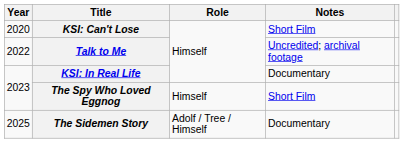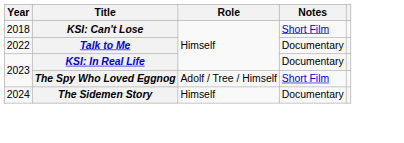(18, 29) 2020 -> (18, 29) 2018
(314, 51) Uncredited; archival footage -> (313, 45) Documentary
(189, 96) Himself -> (229, 78) Adolf / Tree / Himself
(18, 124) 2025 -> (18, 95) 2024
(201, 124) Adolf / Tree / Himself -> (198, 95) Himself
